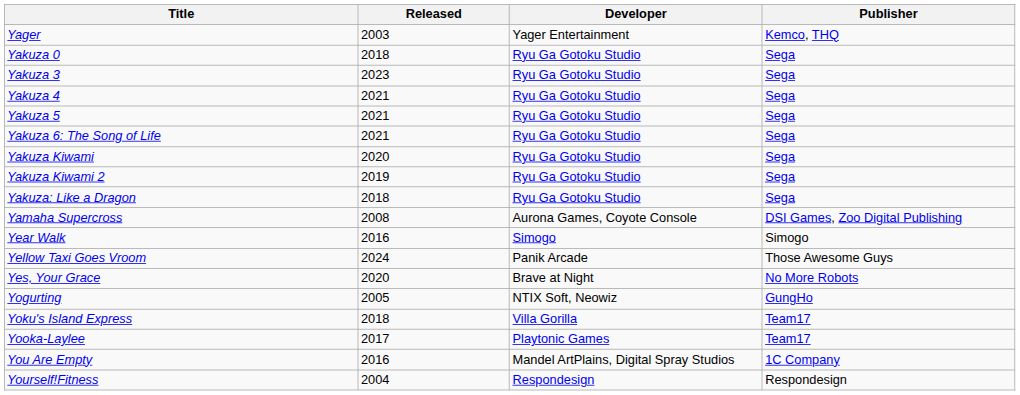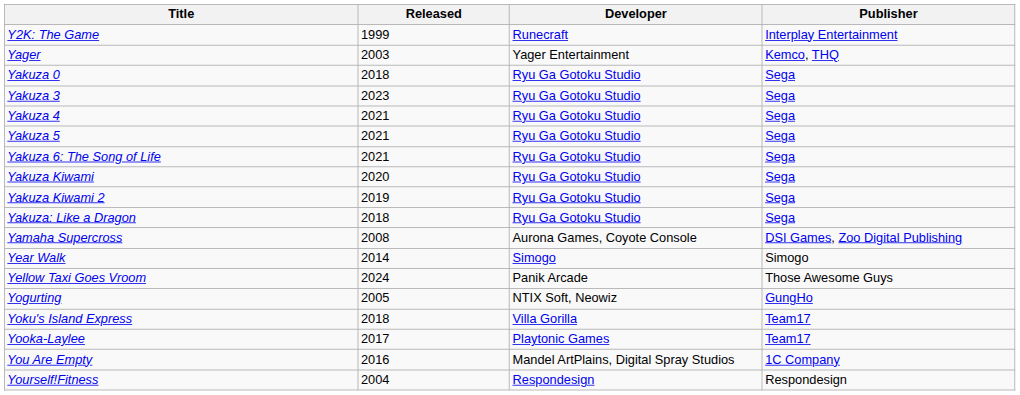+ row: (53, 34)
(375, 237) 2016 -> (375, 258) 2014
- row: (54, 278)
